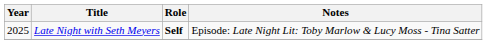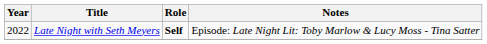(18, 30) 2025 -> (18, 30) 2022
